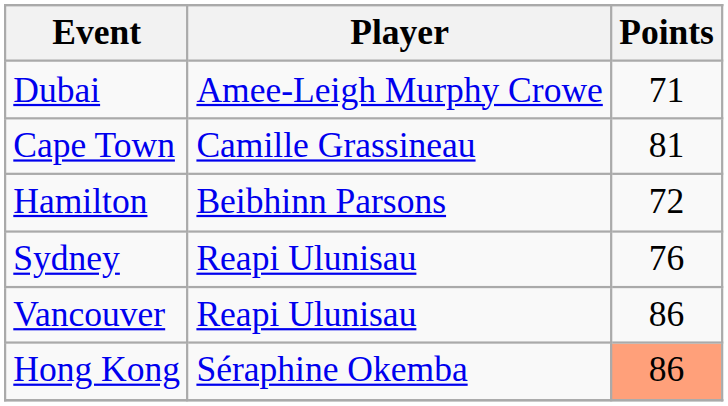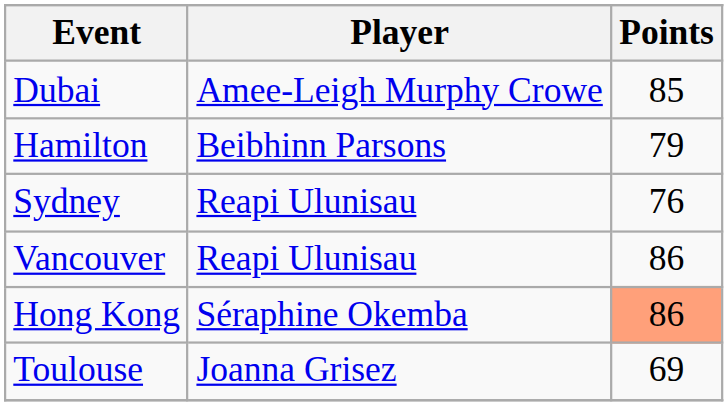(667, 88) 71 -> (667, 88) 85
- row: (94, 145)
(667, 201) 72 -> (667, 145) 79
+ row: (78, 370)
